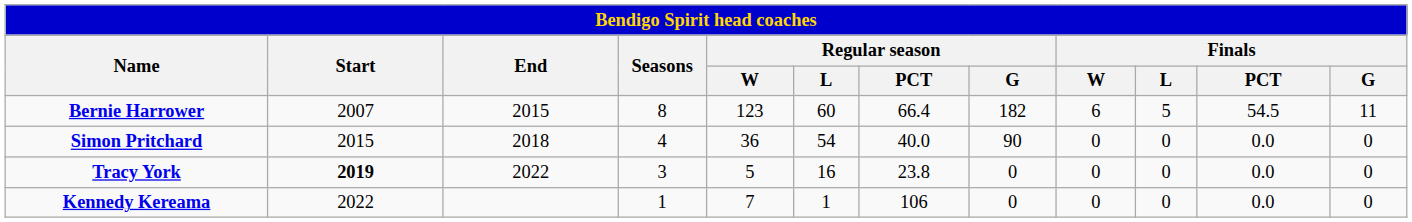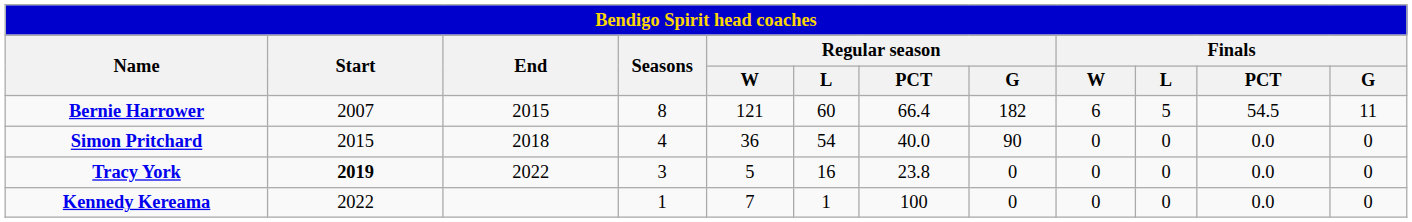(750, 110) 123 -> (750, 110) 121
(914, 201) 106 -> (914, 201) 100
